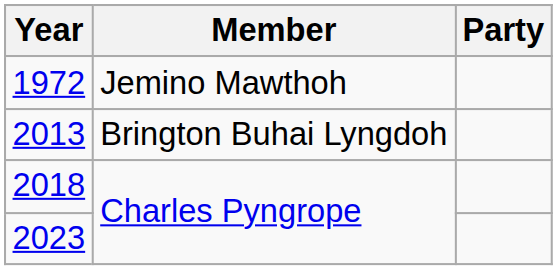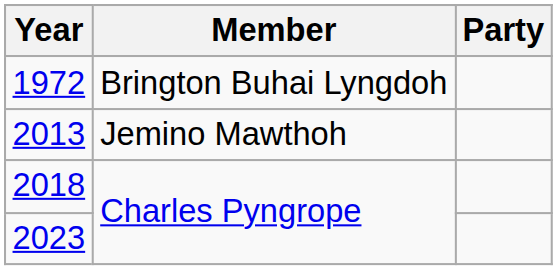(224, 82) Jemino Mawthoh -> (274, 82) Brington Buhai Lyngdoh
(274, 133) Brington Buhai Lyngdoh -> (224, 133) Jemino Mawthoh
